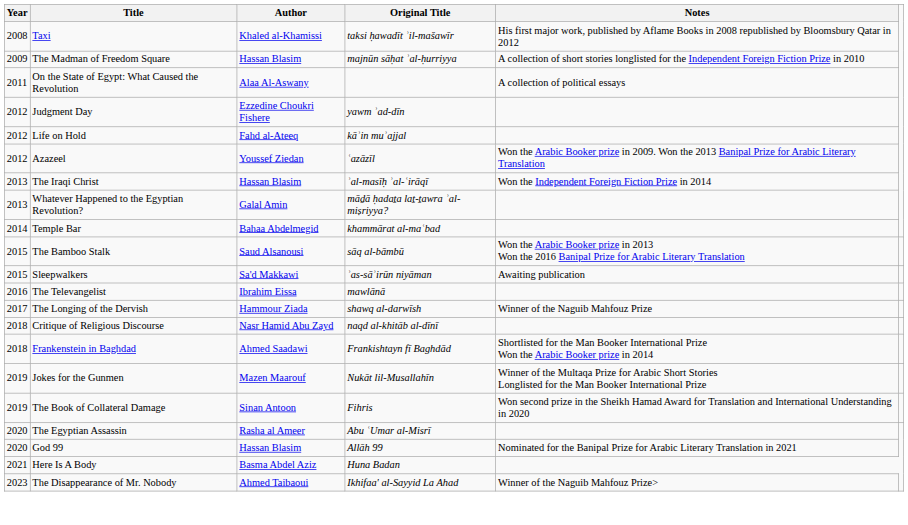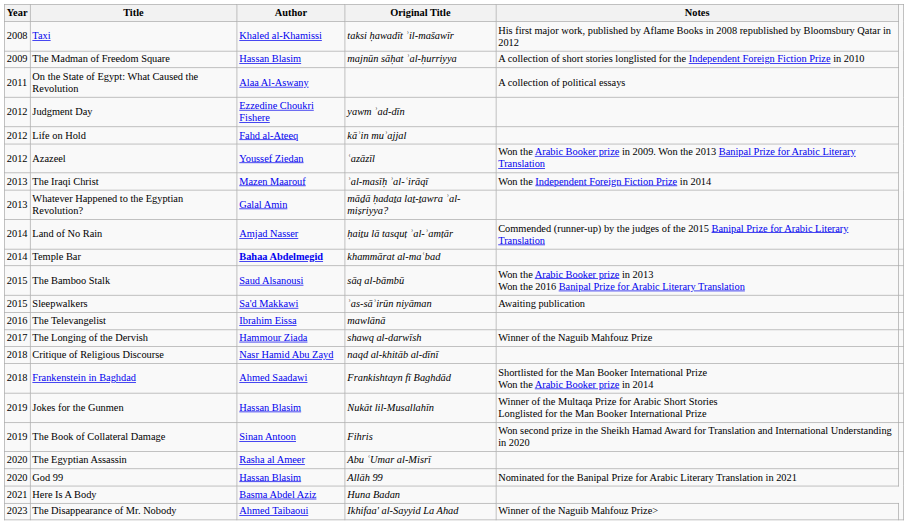(270, 182) Hassan Blasim -> (272, 182) Mazen Maarouf
+ row: (67, 234)
(279, 228) normal -> (281, 257) bold
(273, 378) Mazen Maarouf -> (270, 408) Hassan Blasim
